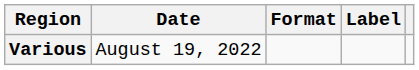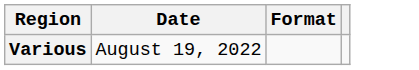- column: (373, 20)
